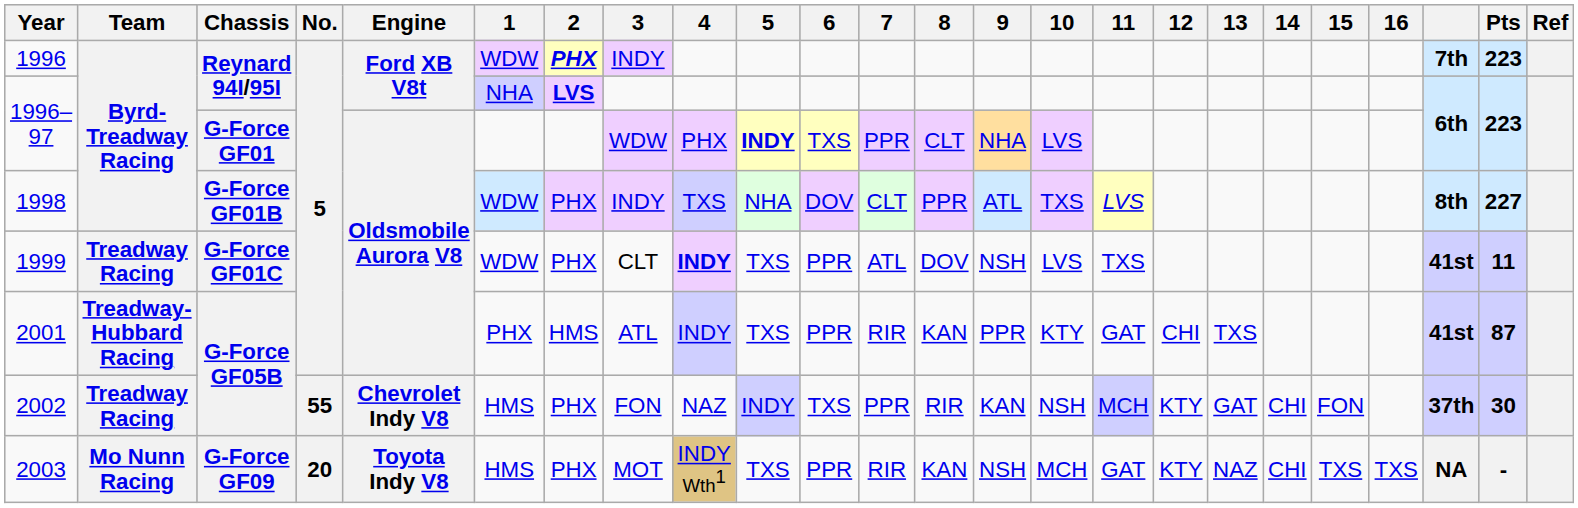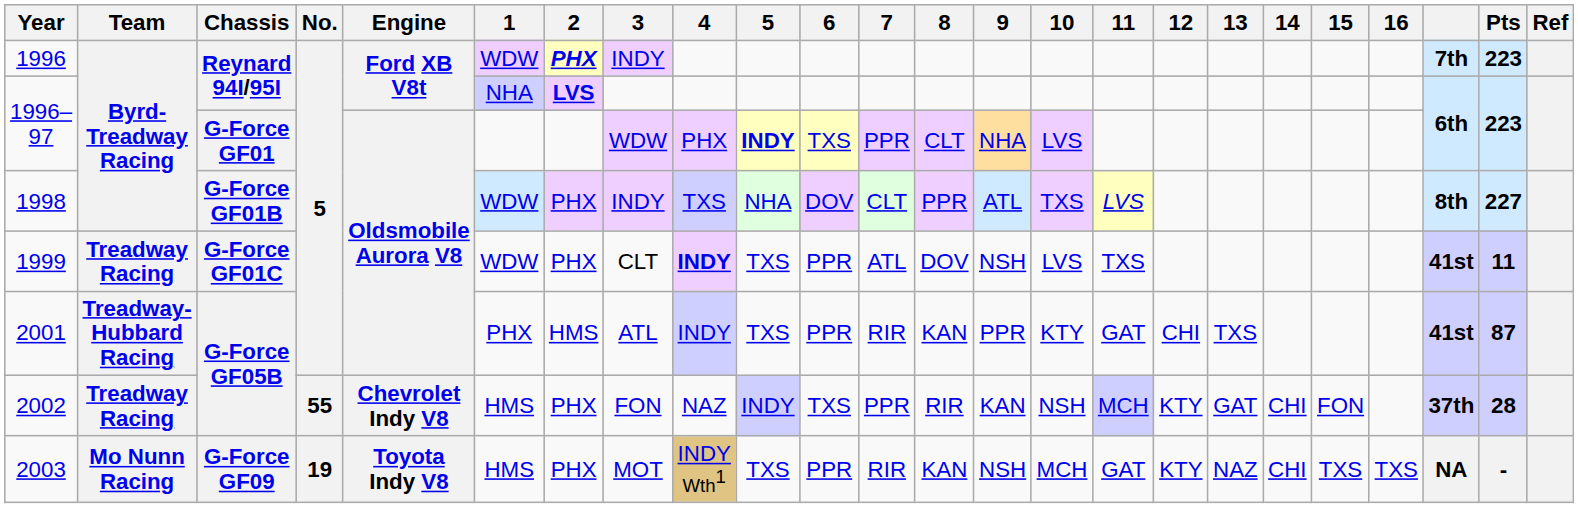(1503, 406) 30 -> (1503, 406) 28
(320, 469) 20 -> (320, 469) 19
